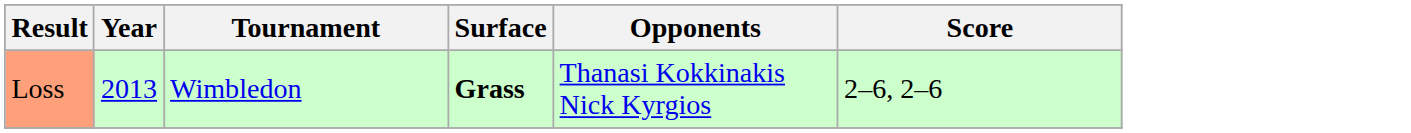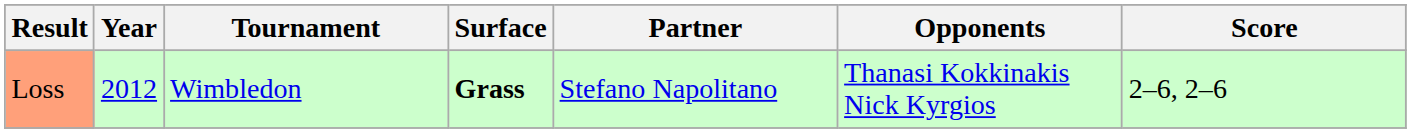+ column: (695, 26)
(129, 88) 2013 -> (129, 88) 2012
